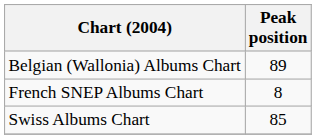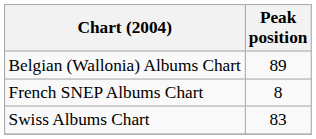(278, 119) 85 -> (278, 119) 83
